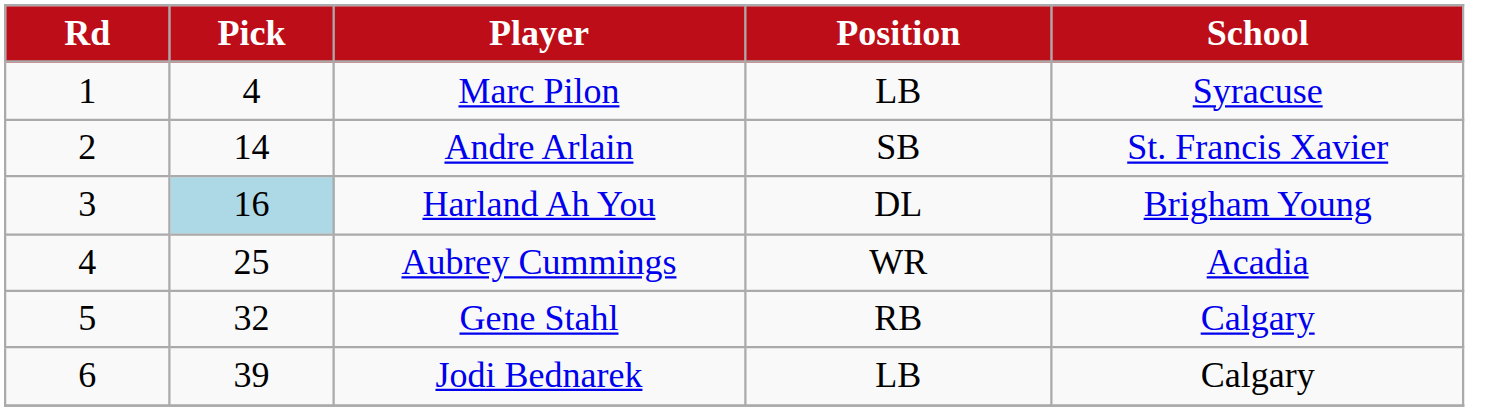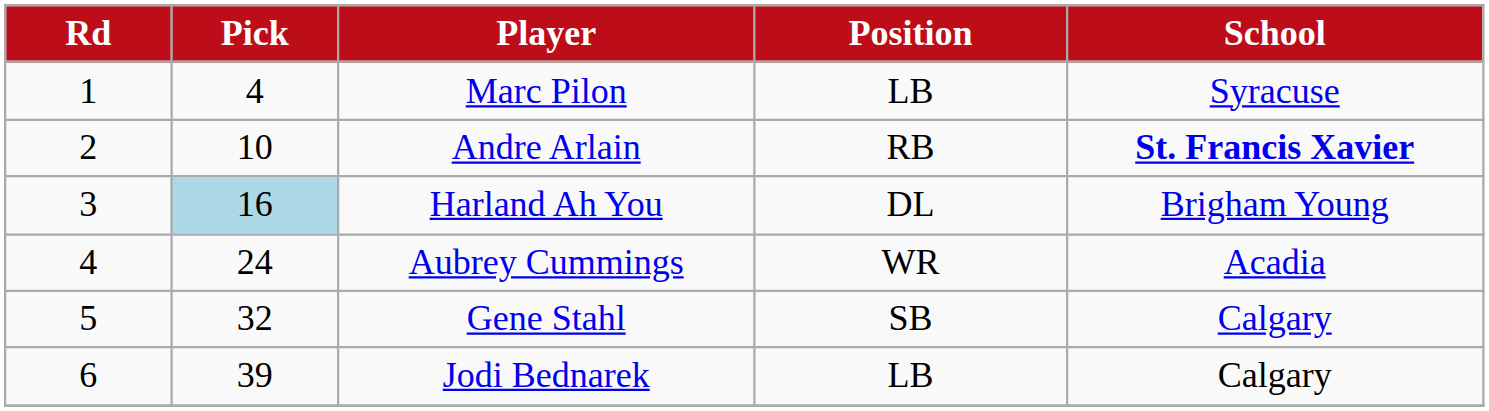(252, 147) 14 -> (255, 147) 10
(898, 147) SB -> (910, 147) RB
(1258, 147) normal -> (1275, 147) bold
(252, 261) 25 -> (255, 261) 24
(898, 318) RB -> (910, 318) SB
